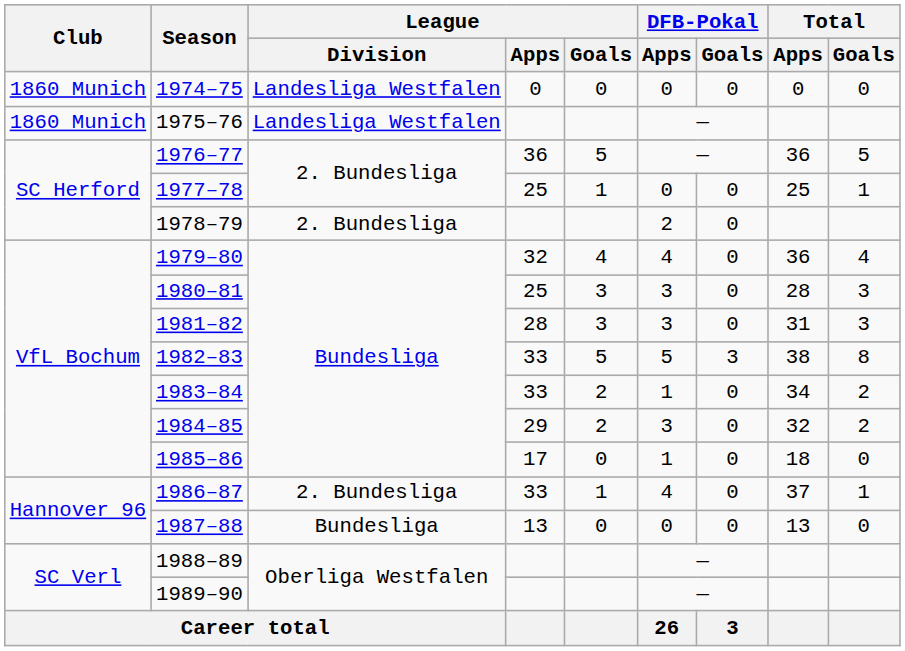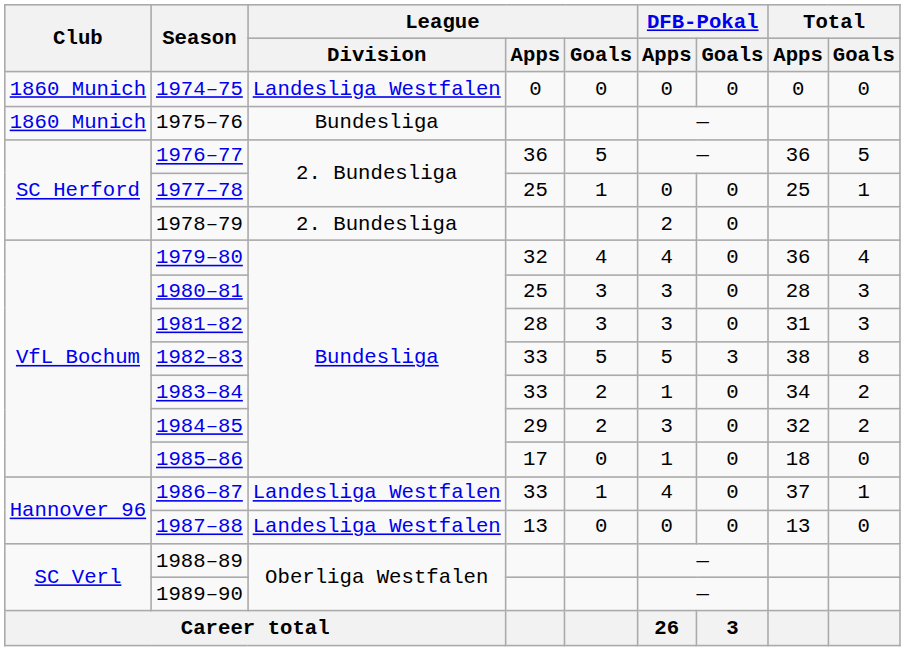(377, 123) Landesliga Westfalen -> (377, 123) Bundesliga
(377, 493) 2. Bundesliga -> (377, 493) Landesliga Westfalen
(377, 527) Bundesliga -> (377, 527) Landesliga Westfalen
